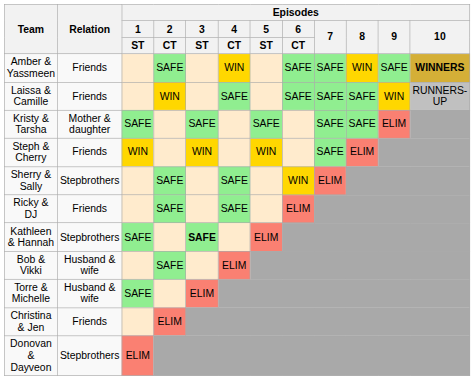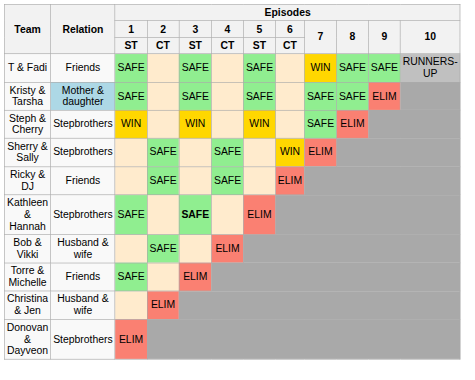- row: (31, 68)
- row: (31, 96)
+ row: (28, 68)
(90, 124) no background -> (83, 96) lightblue background
(90, 152) Friends -> (83, 124) Stepbrothers
(90, 293) Husband & wife -> (83, 277) Friends
(90, 321) Friends -> (83, 305) Husband & wife
